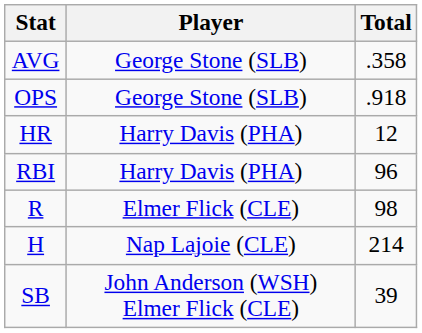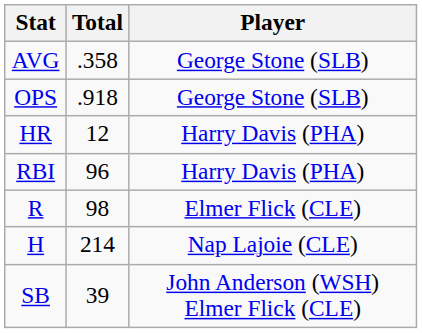columns swapped: (211, 23) <-> (386, 23)
